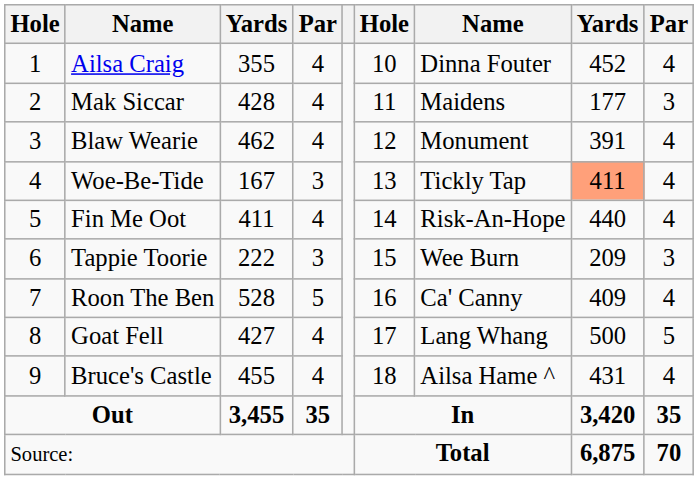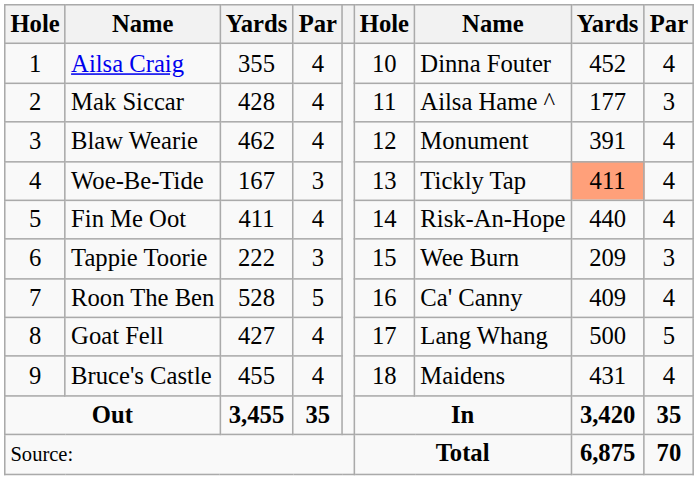(463, 102) Maidens -> (488, 102) Ailsa Hame ^
(488, 375) Ailsa Hame ^ -> (463, 375) Maidens
